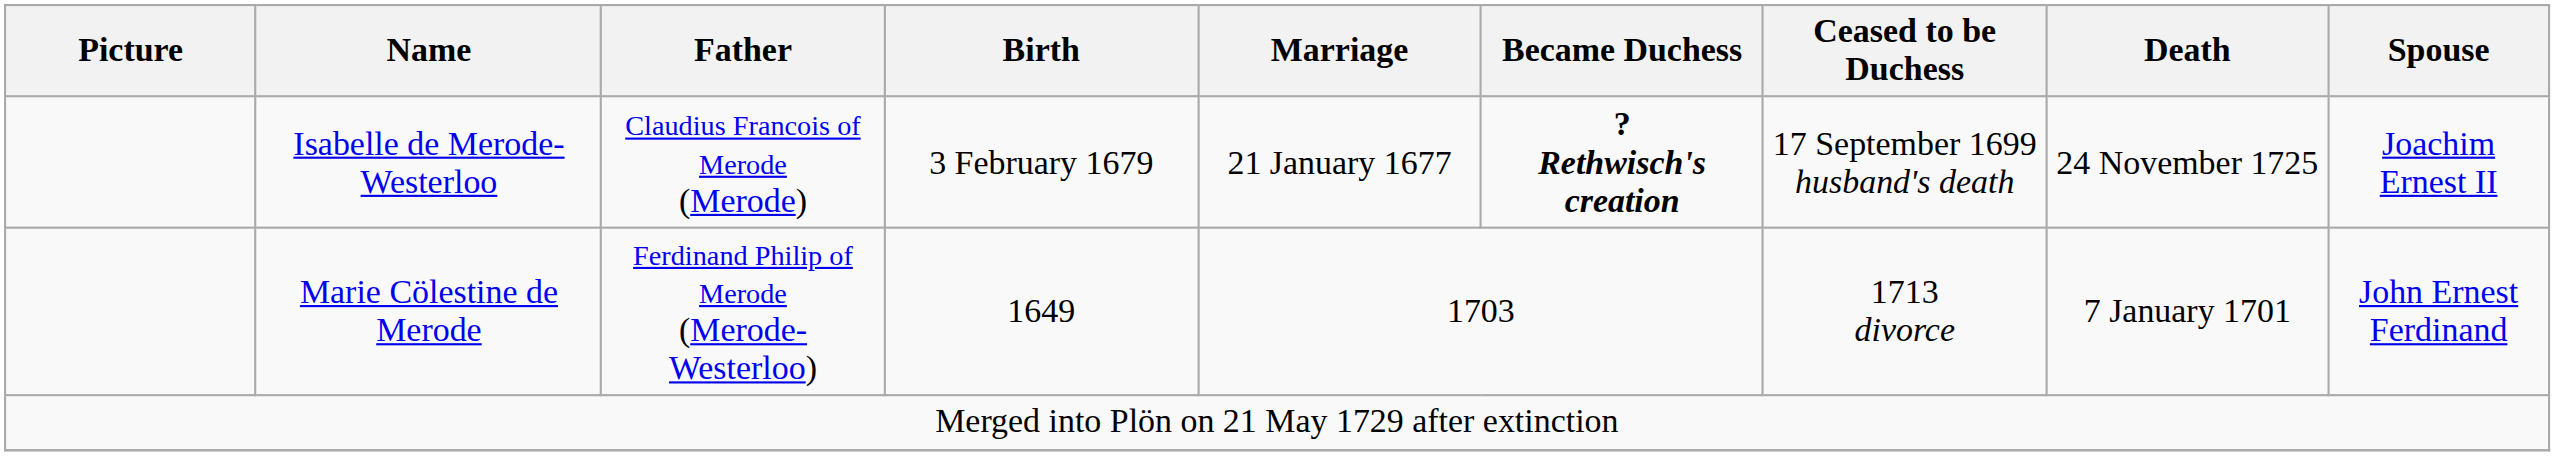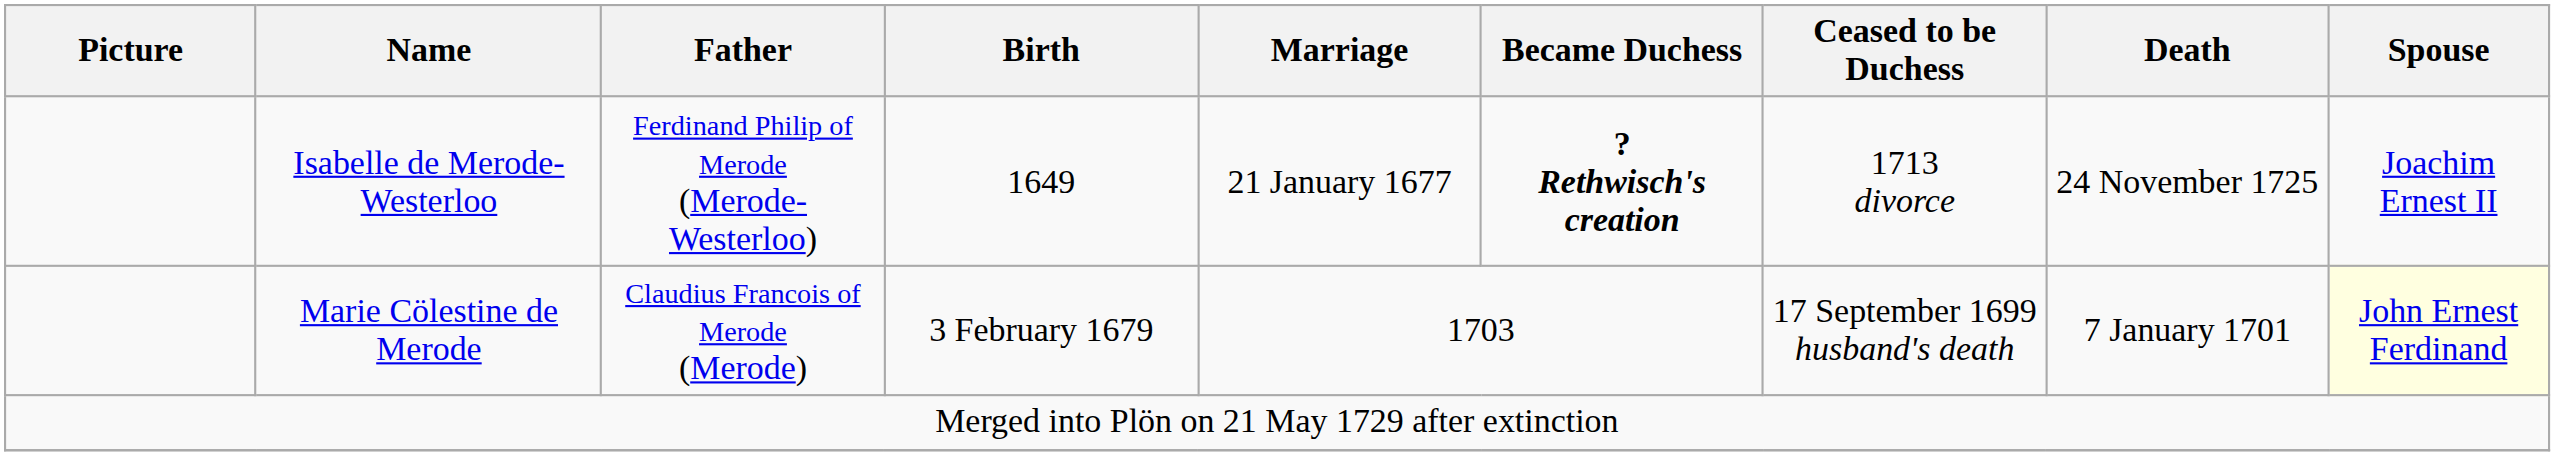(743, 163) Claudius Francois of Merode (Merode) -> (743, 182) Ferdinand Philip of Merode (Merode-Westerloo)
(1041, 161) 3 February 1679 -> (1041, 180) 1649
(1905, 161) 17 September 1699 husband's death -> (1905, 180) 1713 divorce
(743, 312) Ferdinand Philip of Merode (Merode-Westerloo) -> (743, 331) Claudius Francois of Merode (Merode)
(1041, 310) 1649 -> (1041, 329) 3 February 1679
(1905, 310) 1713 divorce -> (1905, 329) 17 September 1699 husband's death
(2439, 310) no background -> (2439, 329) lightyellow background
